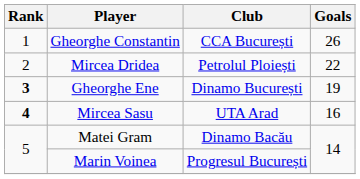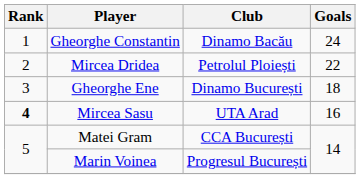(247, 40) CCA București -> (247, 40) Dinamo Bacău
(333, 40) 26 -> (333, 40) 24
(26, 88) bold -> (26, 88) normal
(333, 88) 19 -> (333, 88) 18
(247, 137) Dinamo Bacău -> (247, 137) CCA București
